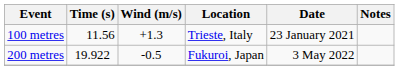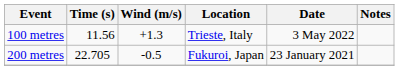(312, 34) 23 January 2021 -> (323, 34) 3 May 2022
(92, 55) 19.922 -> (92, 55) 22.705
(323, 55) 3 May 2022 -> (312, 55) 23 January 2021
